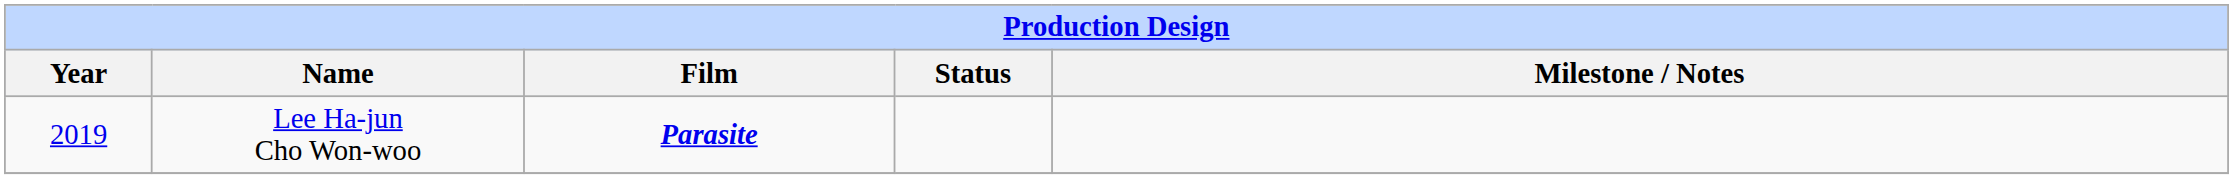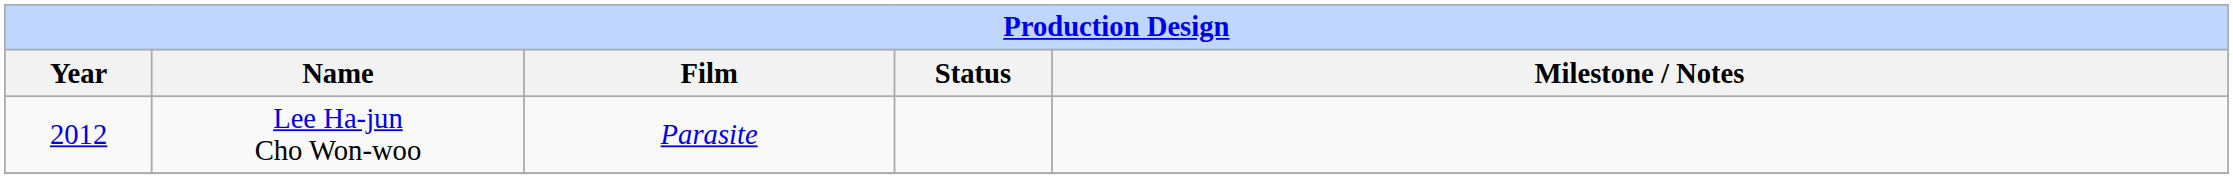(79, 134) 2019 -> (79, 134) 2012
(709, 134) bold -> (709, 134) normal
